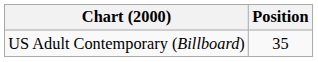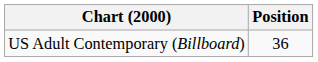(280, 43) 35 -> (280, 43) 36
